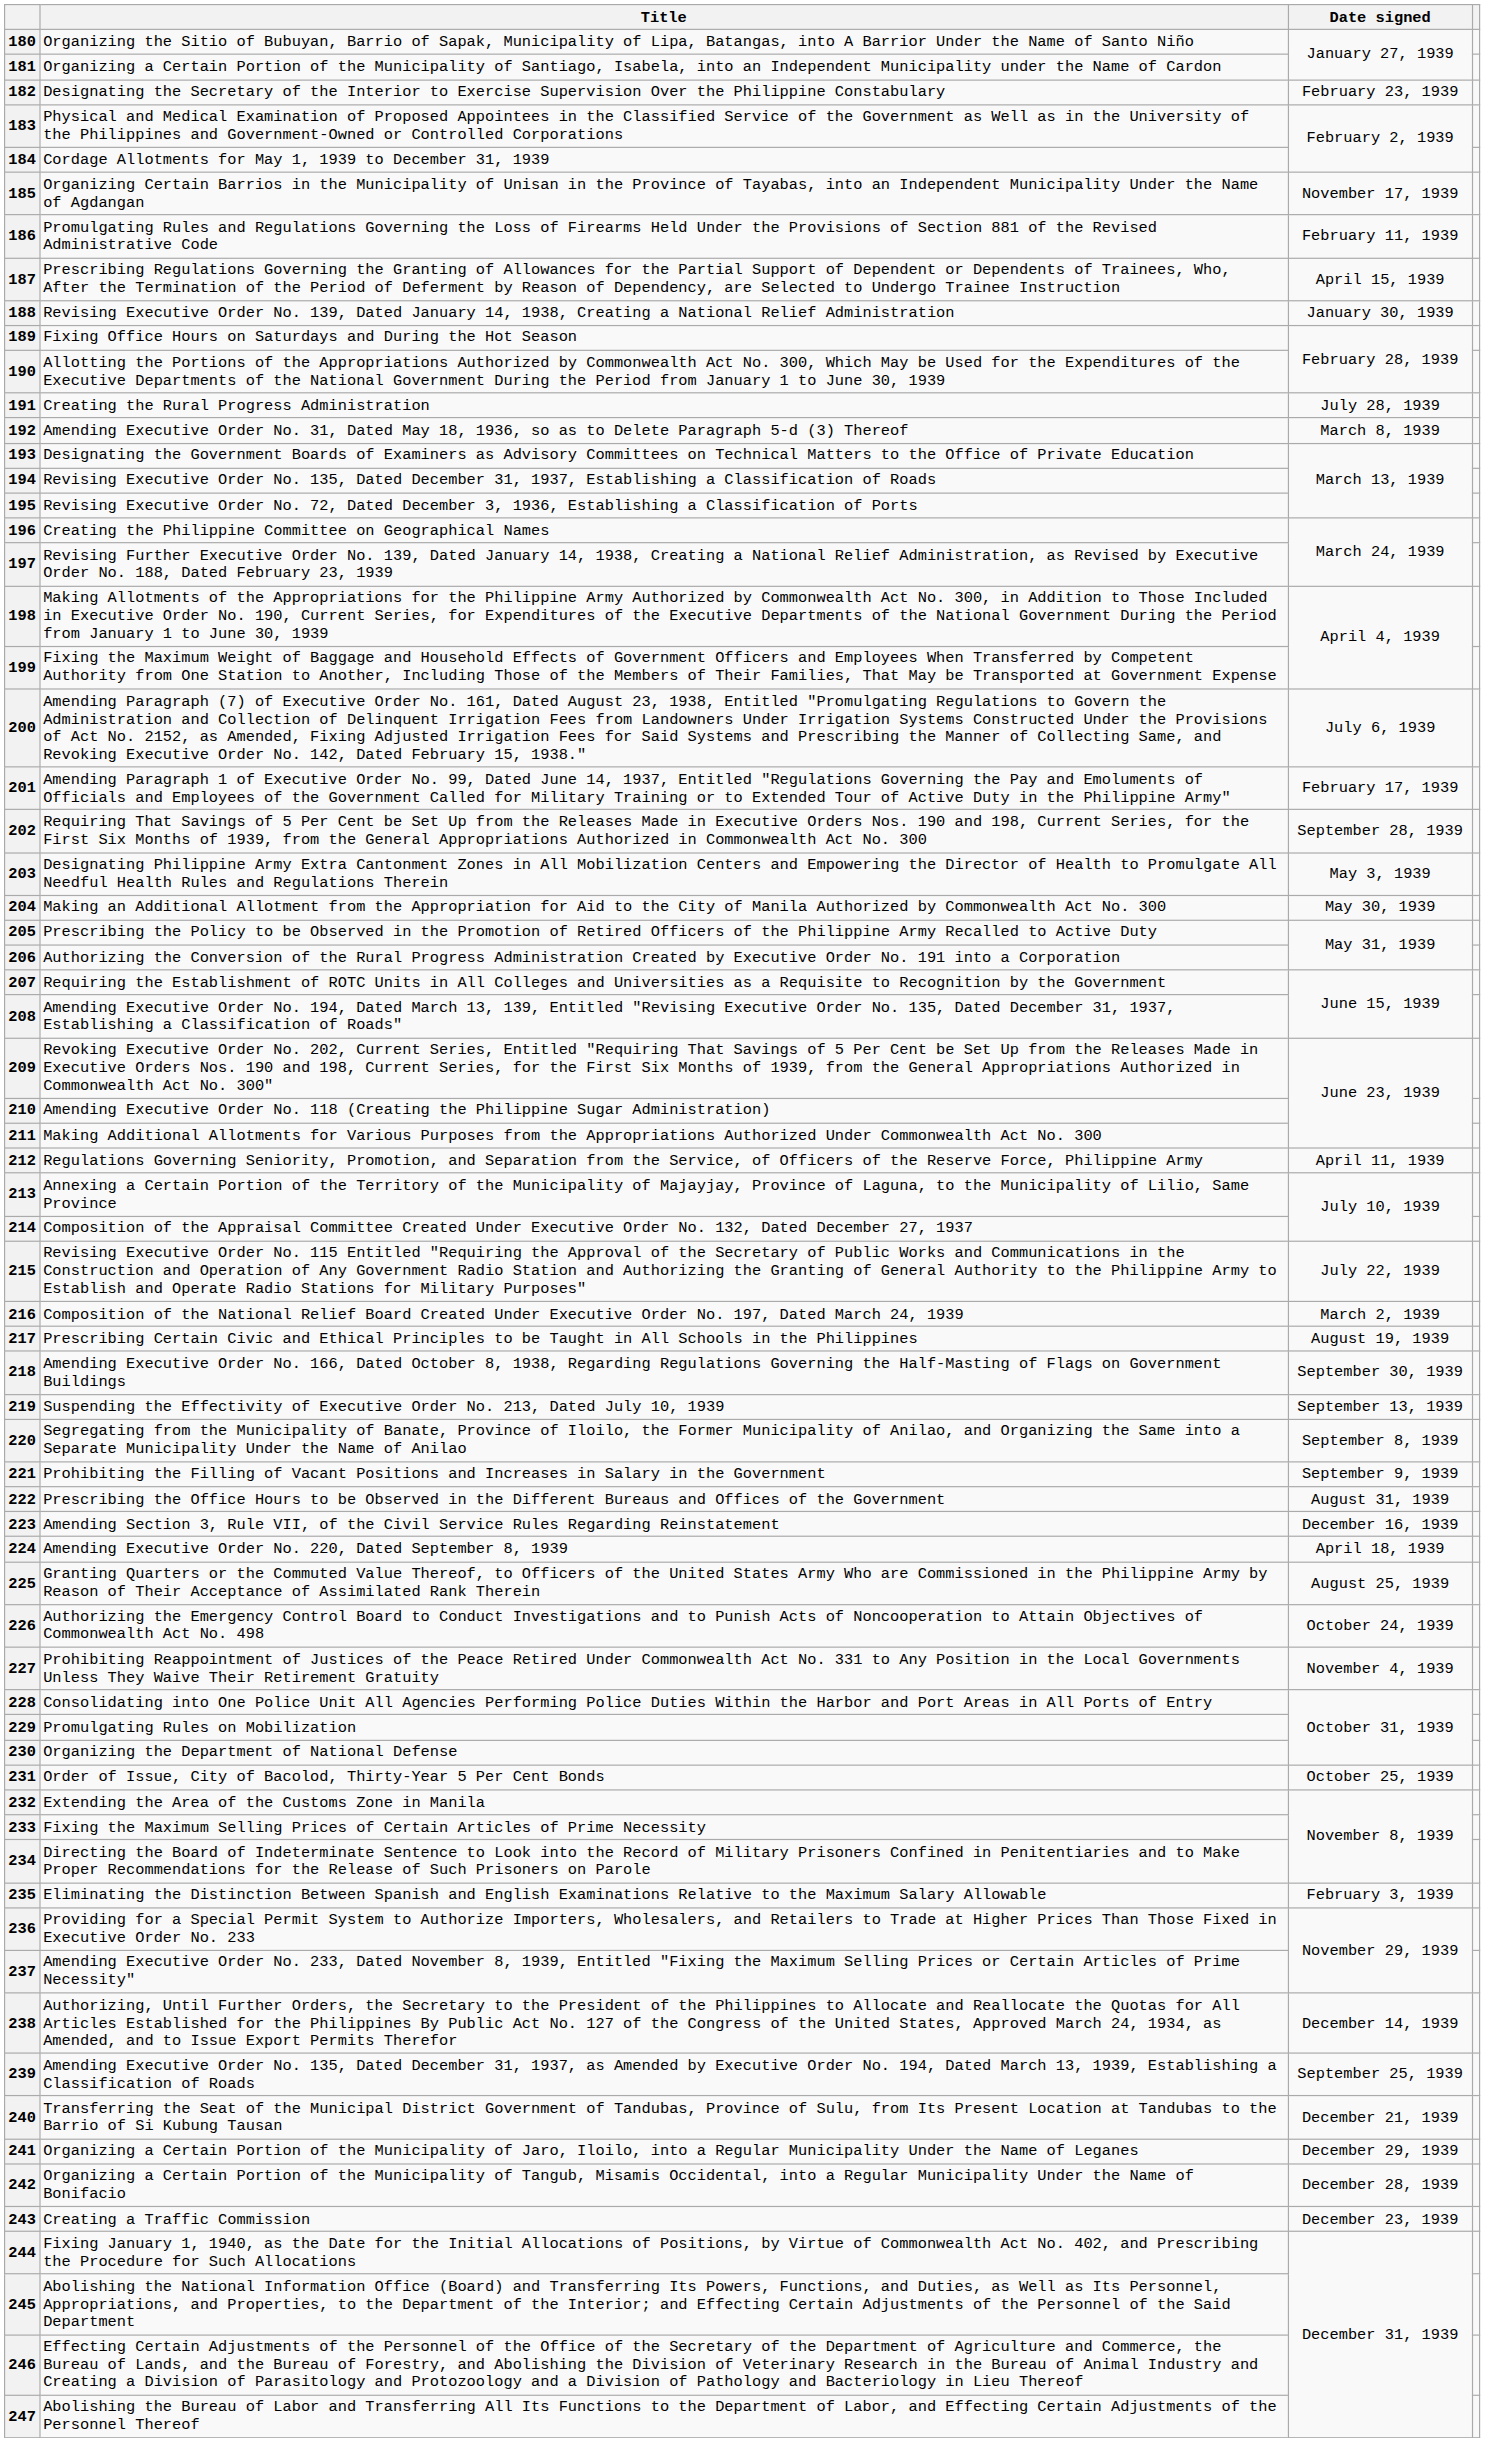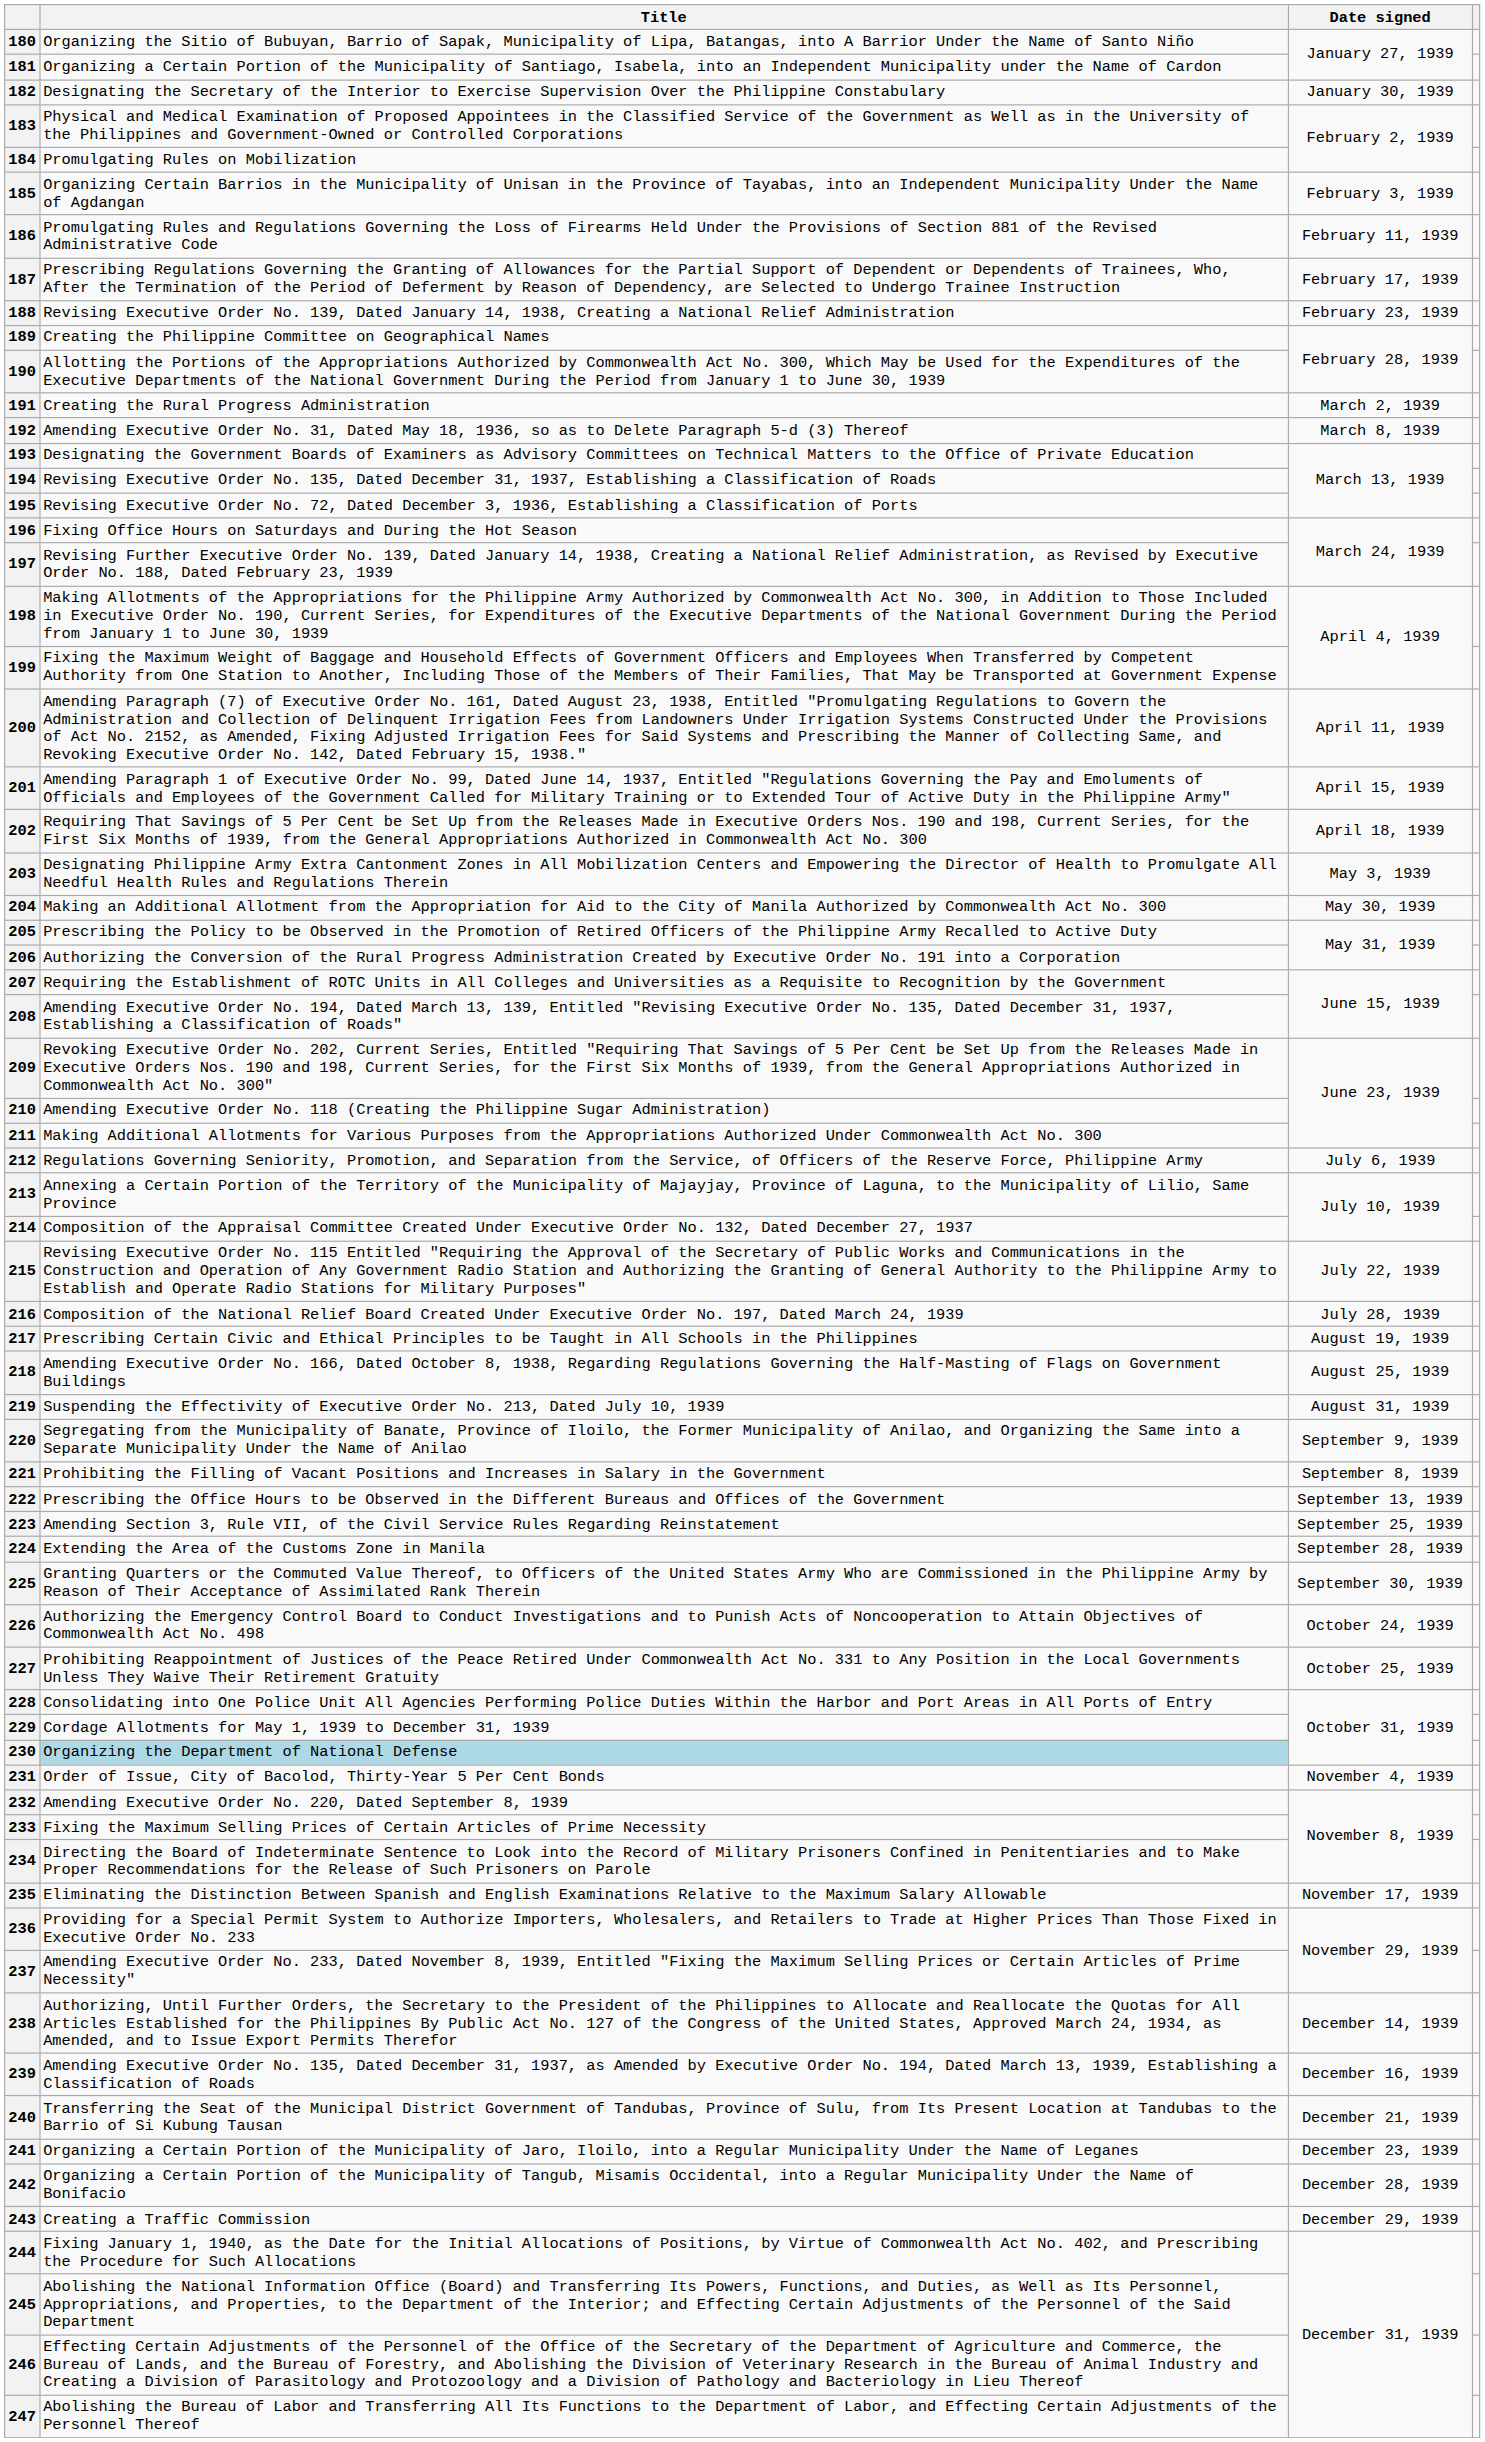(1380, 92) February 23, 1939 -> (1380, 92) January 30, 1939
(296, 160) Cordage Allotments for May 1, 1939 to December 31, 1939 -> (200, 160) Promulgating Rules on Mobilization
(1380, 194) November 17, 1939 -> (1380, 194) February 3, 1939
(1380, 279) April 15, 1939 -> (1380, 279) February 17, 1939
(1380, 313) January 30, 1939 -> (1380, 313) February 23, 1939
(310, 338) Fixing Office Hours on Saturdays and During the Hot Season -> (296, 338) Creating the Philippine Committee on Geographical Names
(1380, 406) July 28, 1939 -> (1380, 406) March 2, 1939
(296, 531) Creating the Philippine Committee on Geographical Names -> (310, 531) Fixing Office Hours on Saturdays and During the Hot Season
(1380, 728) July 6, 1939 -> (1380, 728) April 11, 1939
(1380, 788) February 17, 1939 -> (1380, 788) April 15, 1939
(1380, 831) September 28, 1939 -> (1380, 831) April 18, 1939
(1380, 1161) April 11, 1939 -> (1380, 1161) July 6, 1939
(1380, 1314) March 2, 1939 -> (1380, 1314) July 28, 1939
(1380, 1373) September 30, 1939 -> (1380, 1373) August 25, 1939
(1380, 1407) September 13, 1939 -> (1380, 1407) August 31, 1939
(1380, 1440) September 8, 1939 -> (1380, 1440) September 9, 1939
(1380, 1474) September 9, 1939 -> (1380, 1474) September 8, 1939
(1380, 1499) August 31, 1939 -> (1380, 1499) September 13, 1939
(1380, 1524) December 16, 1939 -> (1380, 1524) September 25, 1939
(306, 1549) Amending Executive Order No. 220, Dated September 8, 1939 -> (264, 1549) Extending the Area of the Customs Zone in Manila
(1380, 1549) April 18, 1939 -> (1380, 1549) September 28, 1939
(1380, 1583) August 25, 1939 -> (1380, 1583) September 30, 1939
(1380, 1669) November 4, 1939 -> (1380, 1669) October 25, 1939
(200, 1727) Promulgating Rules on Mobilization -> (296, 1727) Cordage Allotments for May 1, 1939 to December 31, 1939
(250, 1752) no background -> (250, 1752) lightblue background
(1380, 1777) October 25, 1939 -> (1380, 1777) November 4, 1939
(264, 1802) Extending the Area of the Customs Zone in Manila -> (306, 1802) Amending Executive Order No. 220, Dated September 8, 1939
(1380, 1895) February 3, 1939 -> (1380, 1895) November 17, 1939
(1380, 2075) September 25, 1939 -> (1380, 2075) December 16, 1939
(1380, 2151) December 29, 1939 -> (1380, 2151) December 23, 1939
(1380, 2219) December 23, 1939 -> (1380, 2219) December 29, 1939
